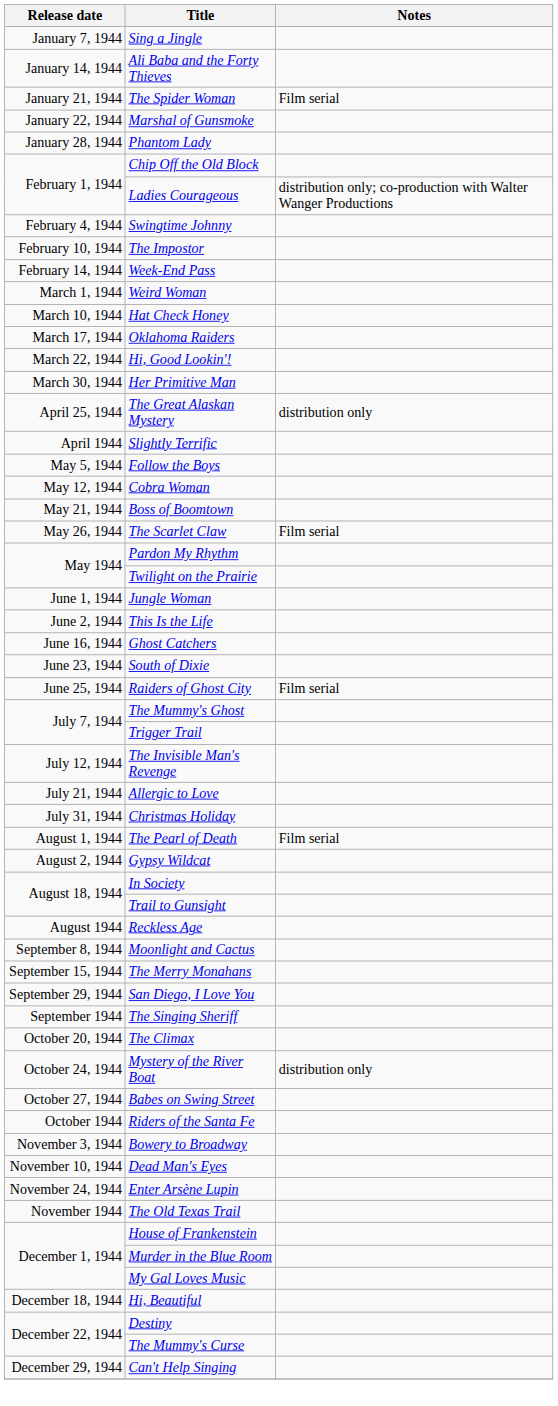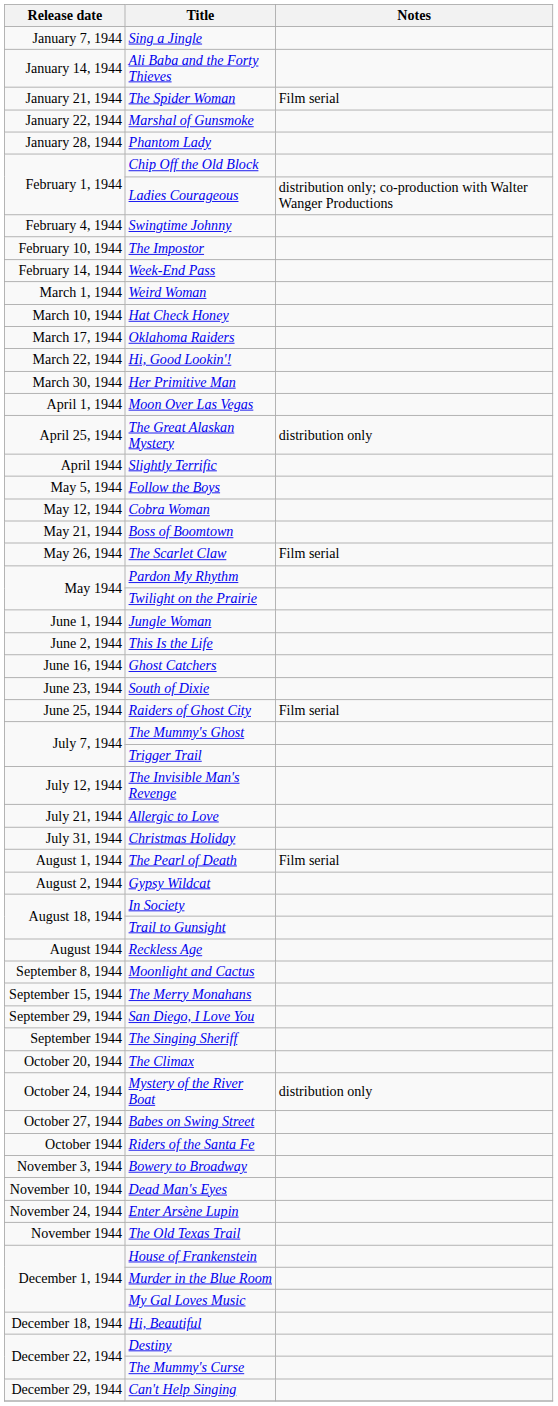+ row: (191, 404)
